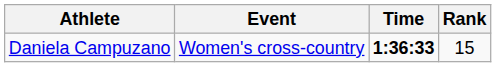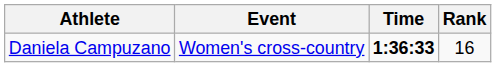(465, 47) 15 -> (465, 47) 16
